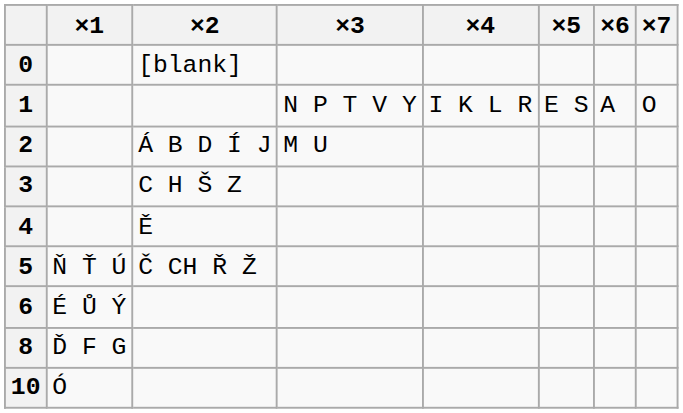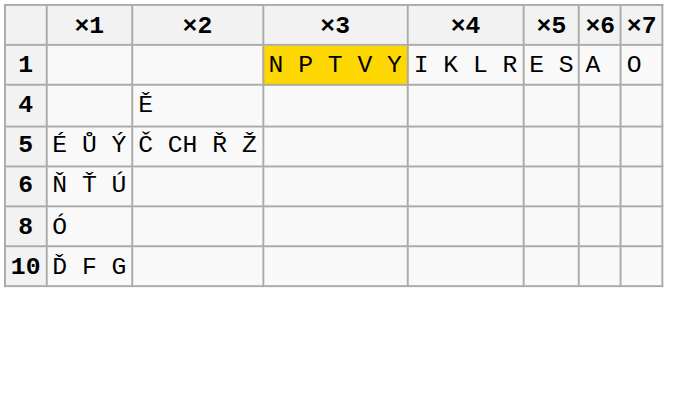- row: (26, 65)
(350, 106) no background -> (335, 65) gold background
- row: (26, 146)
- row: (26, 186)
(89, 267) Ň Ť Ú -> (89, 146) É Ů Ý
(89, 307) É Ů Ý -> (89, 186) Ň Ť Ú
(89, 347) Ď F G -> (60, 226) Ó
(60, 387) Ó -> (89, 267) Ď F G
